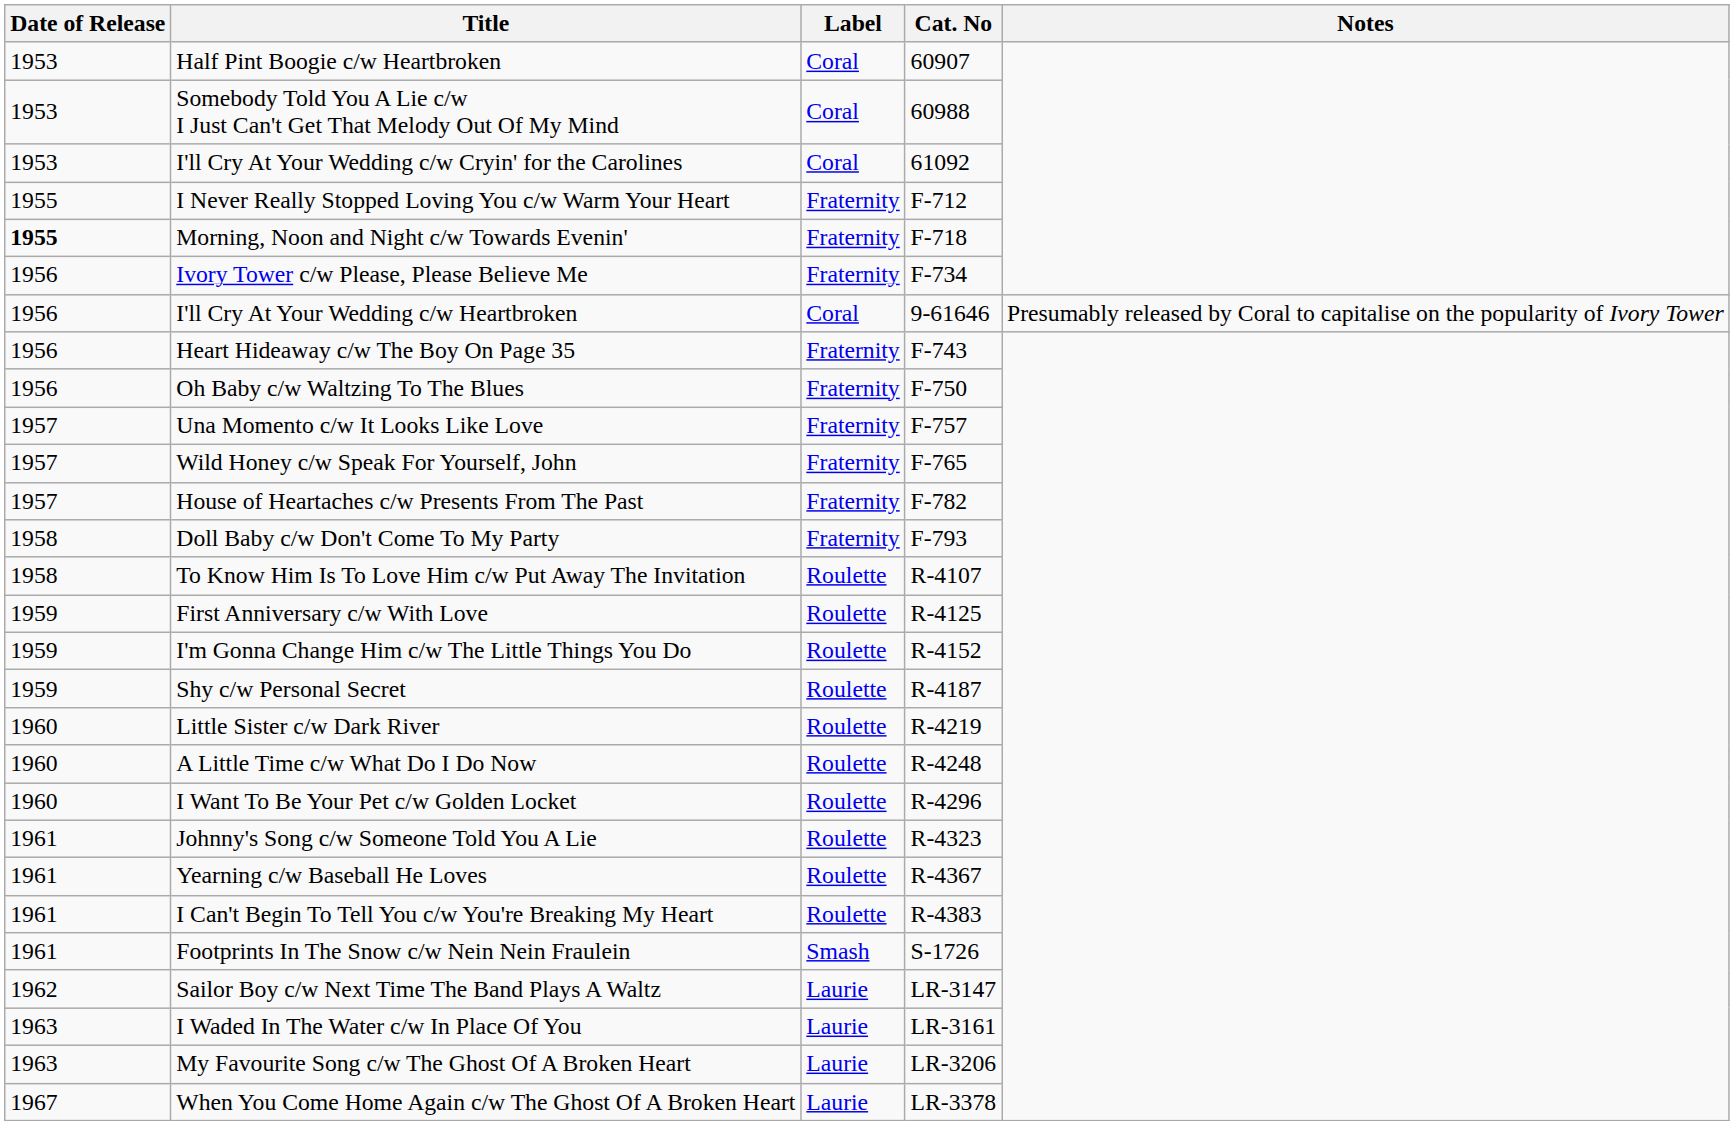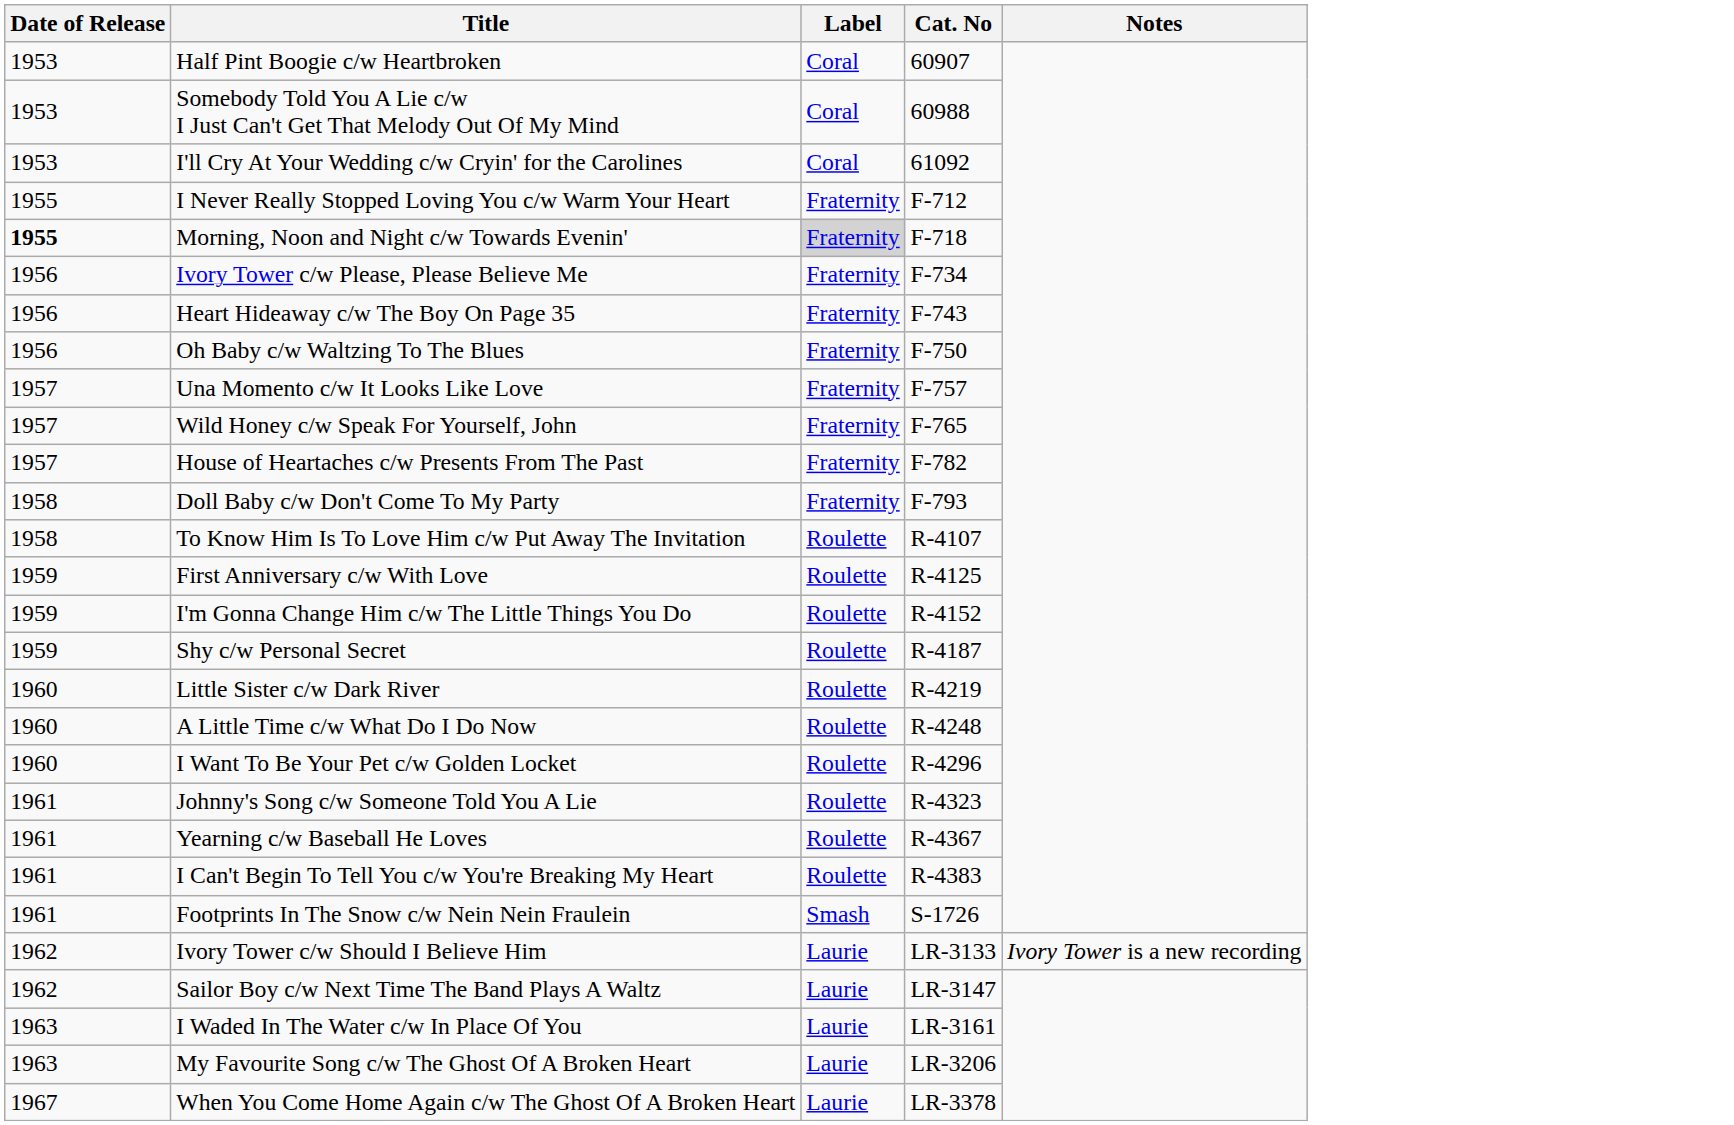(853, 237) no background -> (853, 237) lightgrey background
- row: (377, 312)
+ row: (361, 951)
